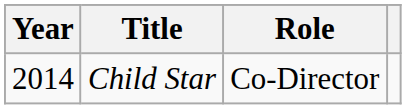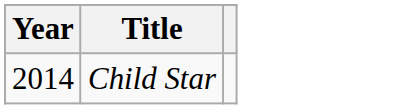- column: (305, 28)
